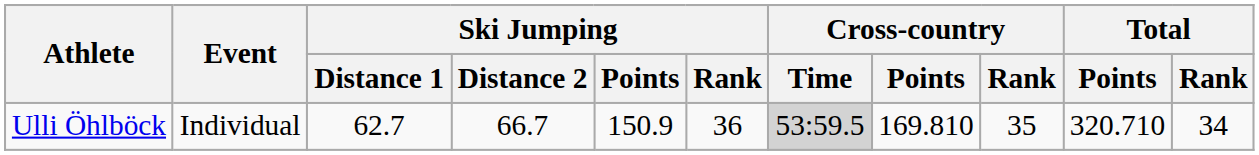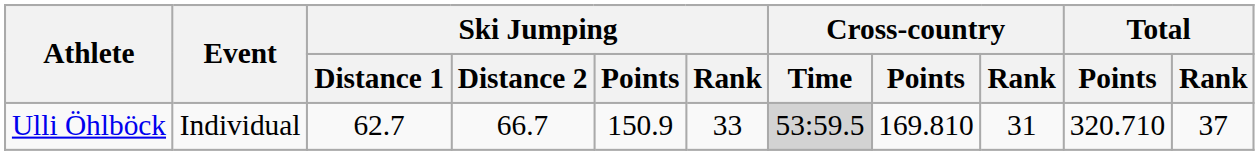(727, 126) 36 -> (727, 126) 33
(1022, 126) 35 -> (1022, 126) 31
(1213, 126) 34 -> (1213, 126) 37
